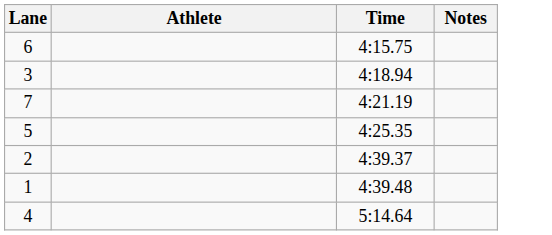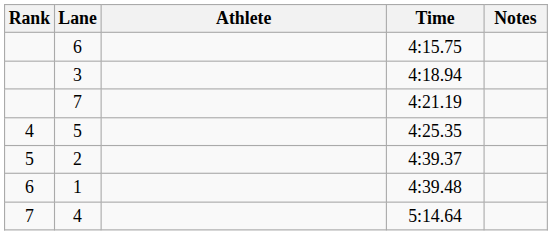+ column: (29, 18)
